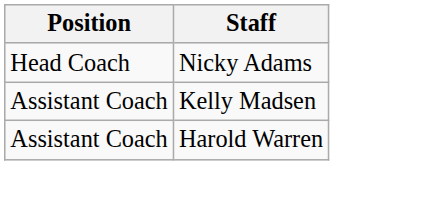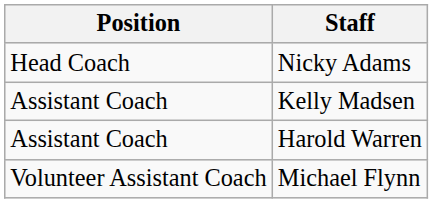+ row: (349, 178)
